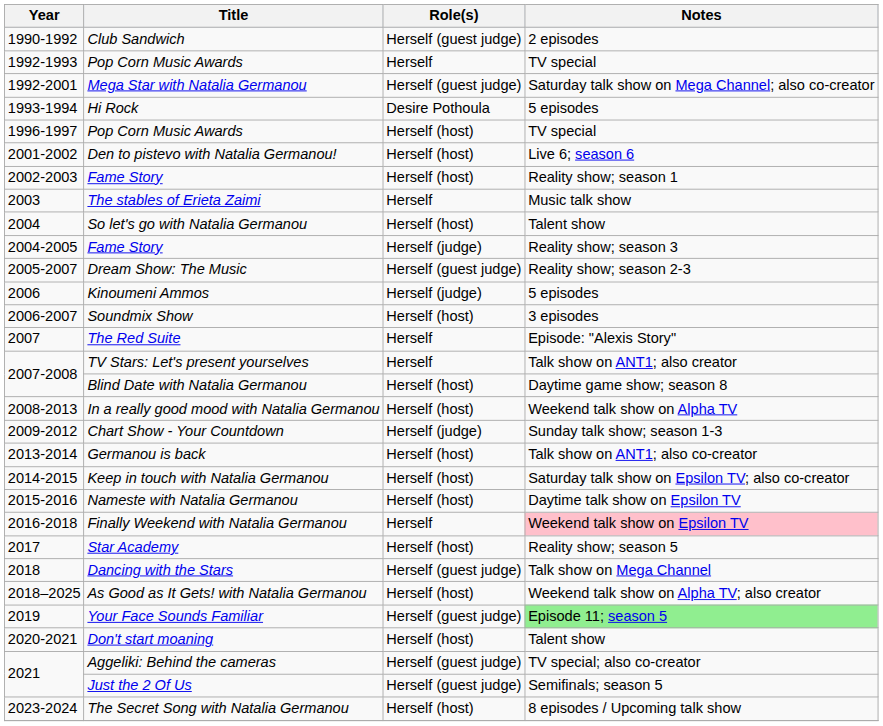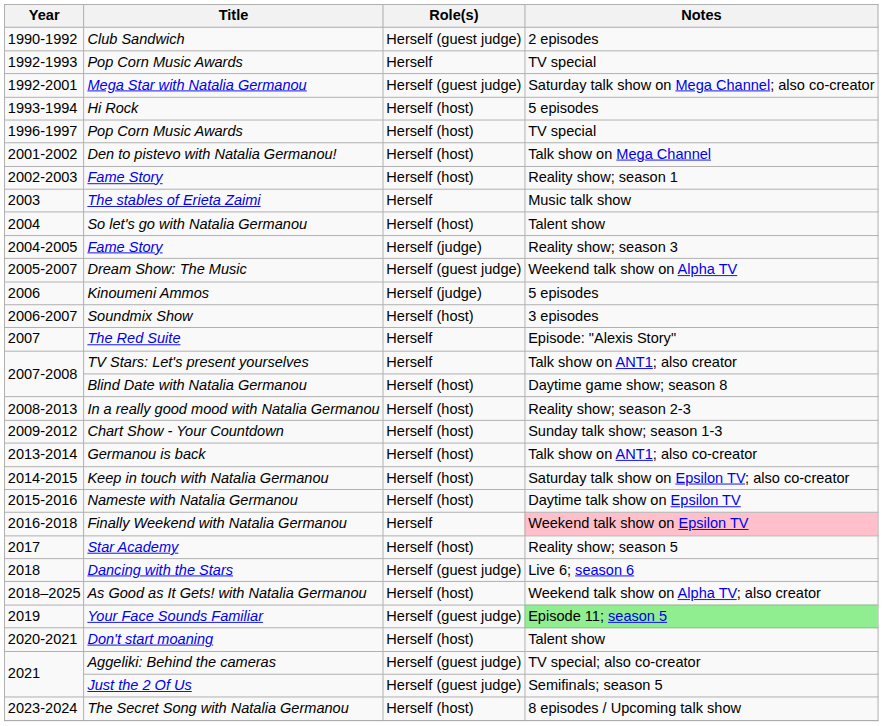(438, 108) Desire Pothoula -> (430, 108) Herself (host)
(581, 154) Live 6; season 6 -> (620, 154) Talk show on Mega Channel
(609, 270) Reality show; season 2-3 -> (633, 270) Weekend talk show on Alpha TV
(633, 408) Weekend talk show on Alpha TV -> (609, 408) Reality show; season 2-3
(434, 431) Herself (judge) -> (430, 431) Herself (host)
(620, 570) Talk show on Mega Channel -> (581, 570) Live 6; season 6
